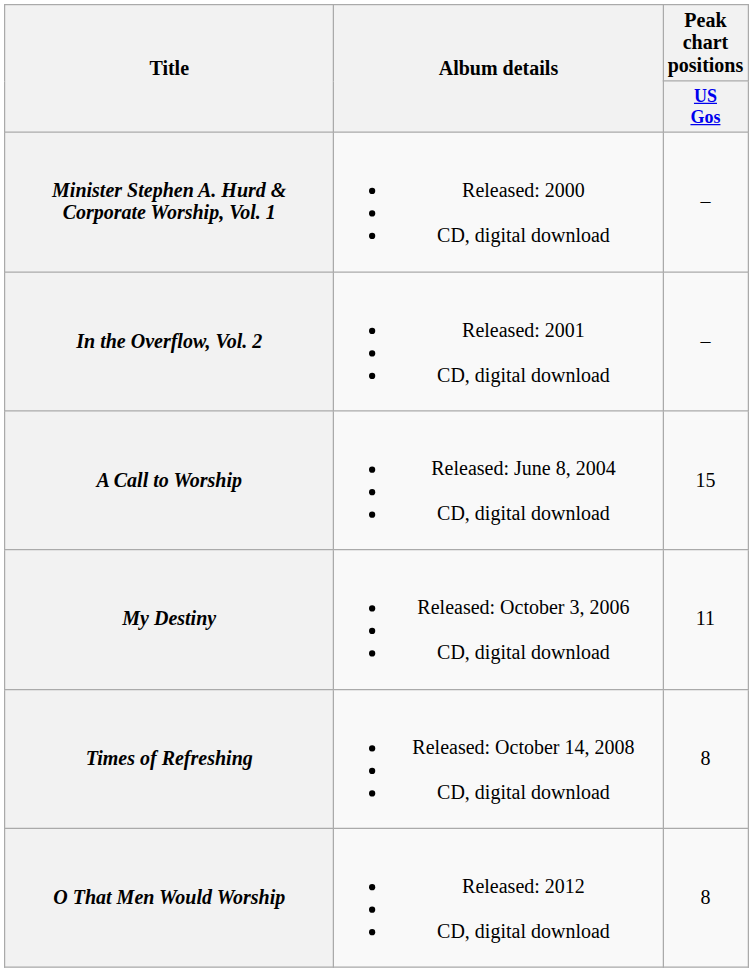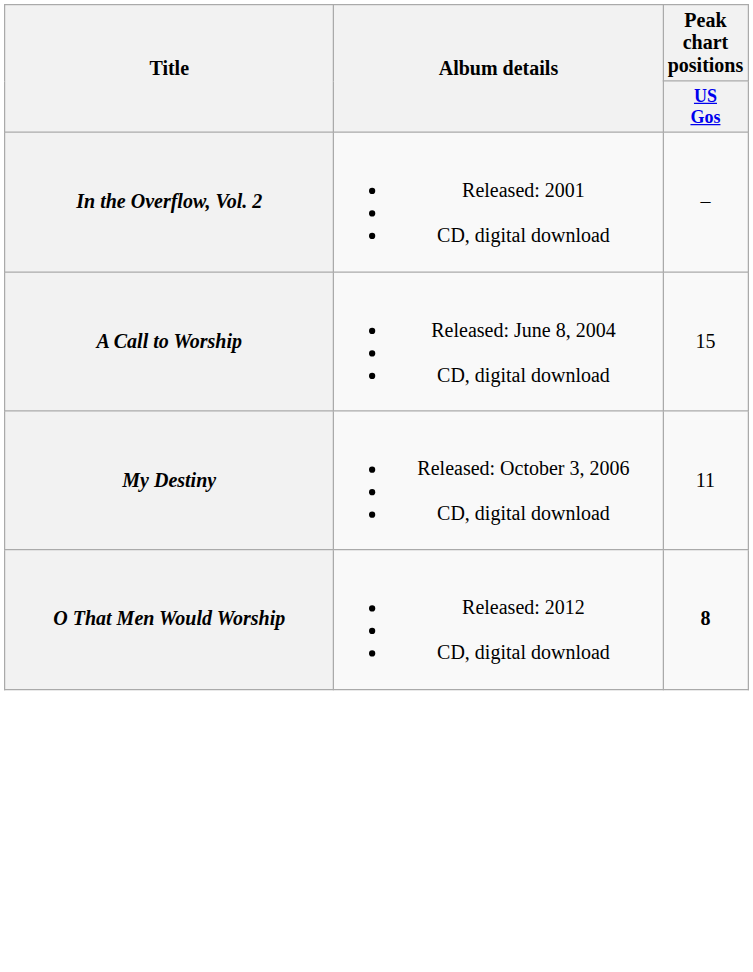- row: (169, 201)
- row: (169, 758)
(705, 897) normal -> (705, 619) bold
